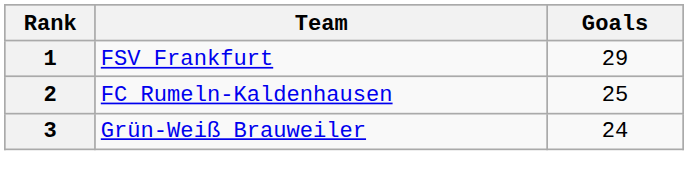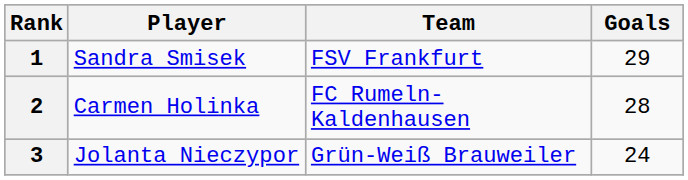+ column: (187, 23)
(615, 95) 25 -> (637, 108) 28
